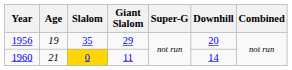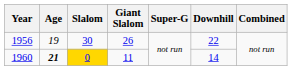(87, 40) 35 -> (87, 40) 30
(128, 40) 29 -> (128, 40) 26
(213, 40) 20 -> (213, 40) 22
(53, 57) normal -> (53, 57) bold
